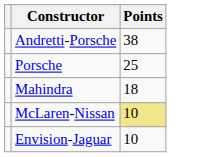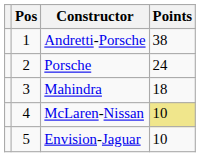+ column: (26, 16)
(131, 65) 25 -> (160, 65) 24
